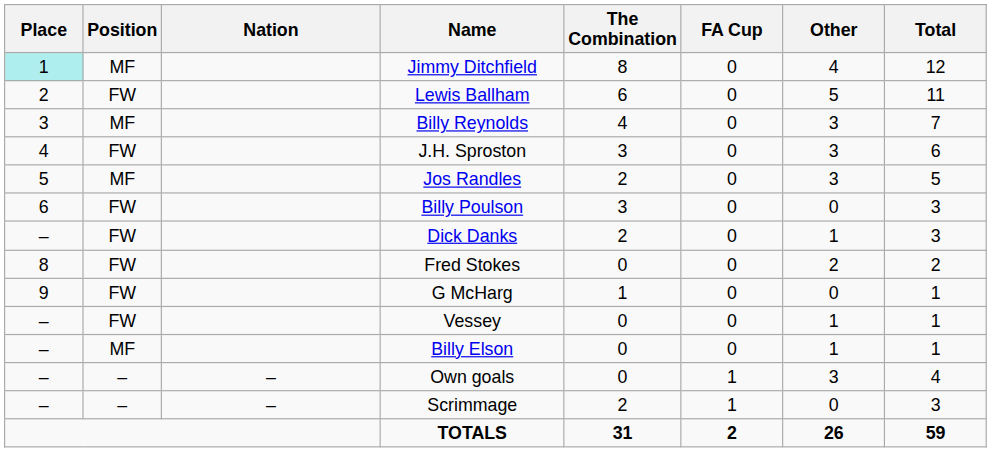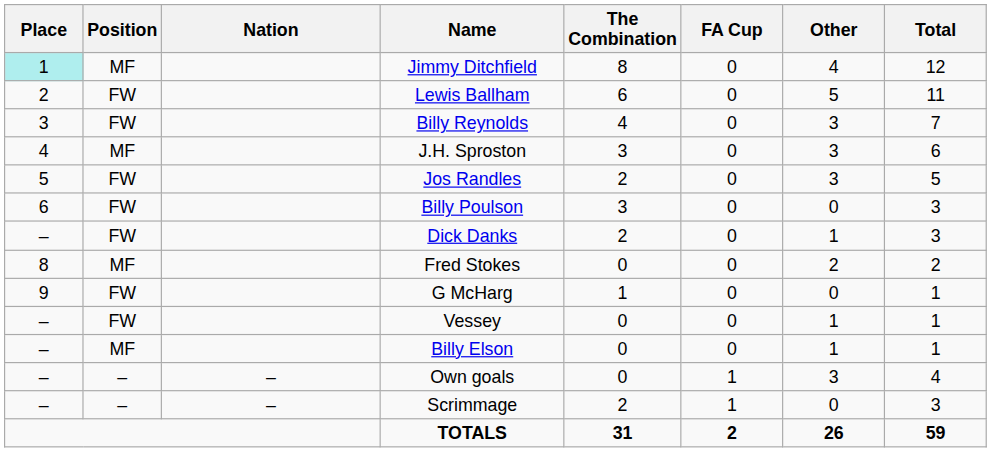(122, 123) MF -> (122, 123) FW
(122, 151) FW -> (122, 151) MF
(122, 180) MF -> (122, 180) FW
(122, 264) FW -> (122, 264) MF
